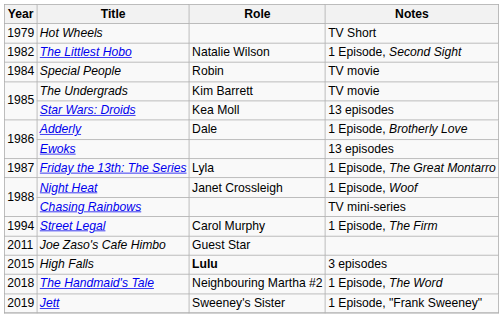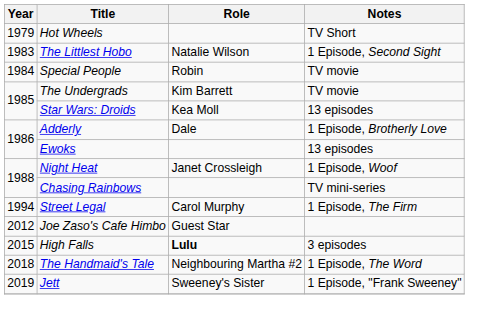(21, 52) 1982 -> (21, 52) 1983
- row: (113, 168)
(20, 245) 2011 -> (21, 226) 2012
